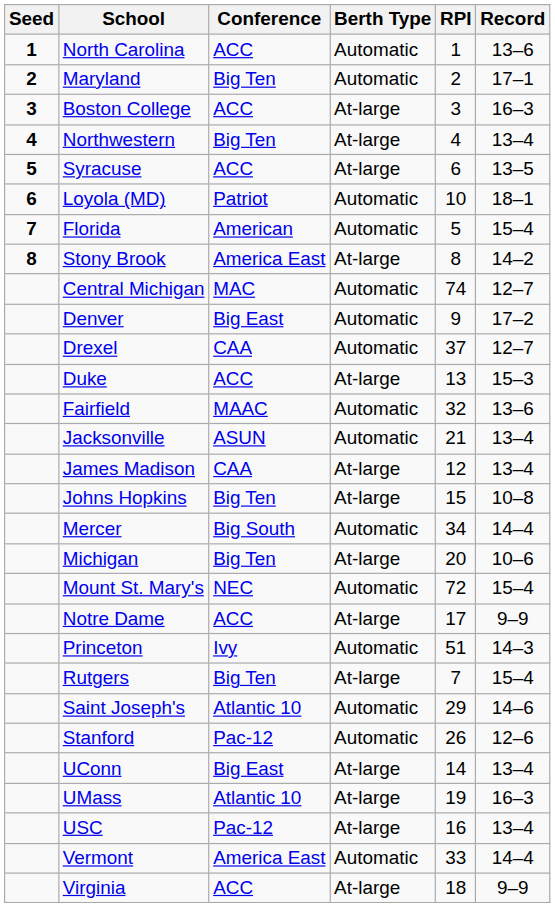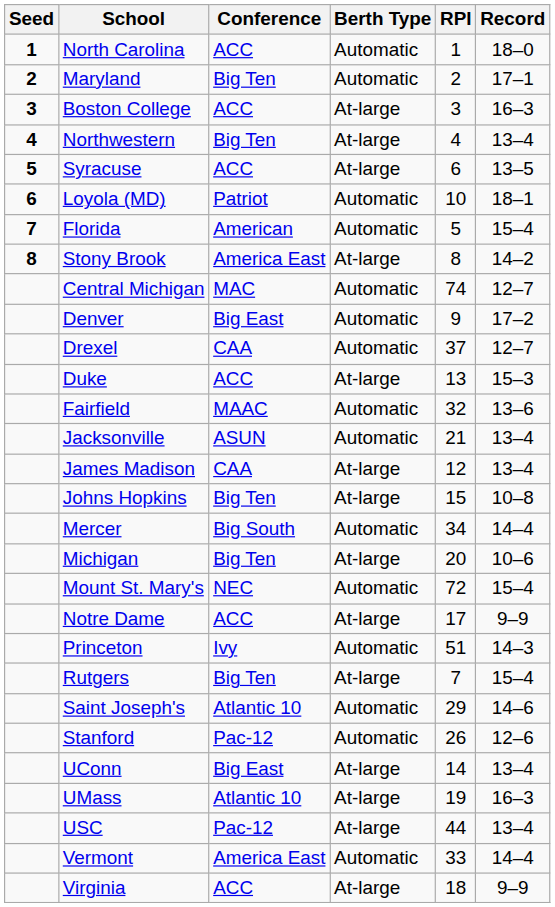(513, 49) 13–6 -> (513, 49) 18–0
(456, 827) 16 -> (456, 827) 44
